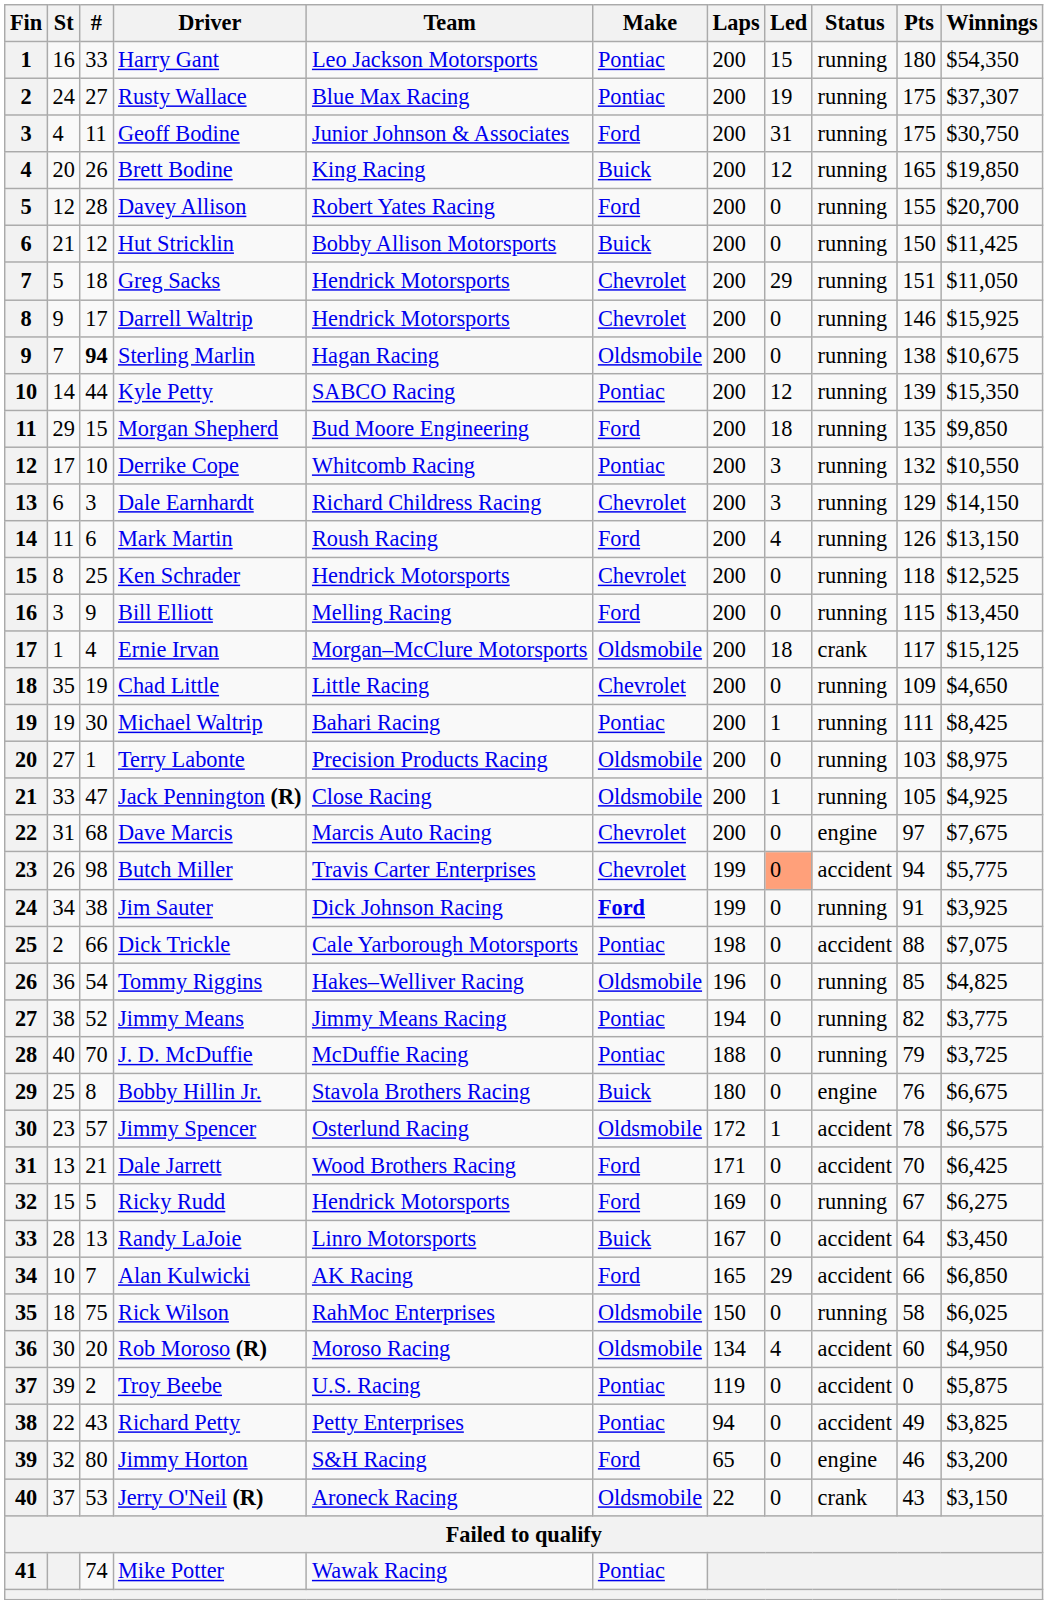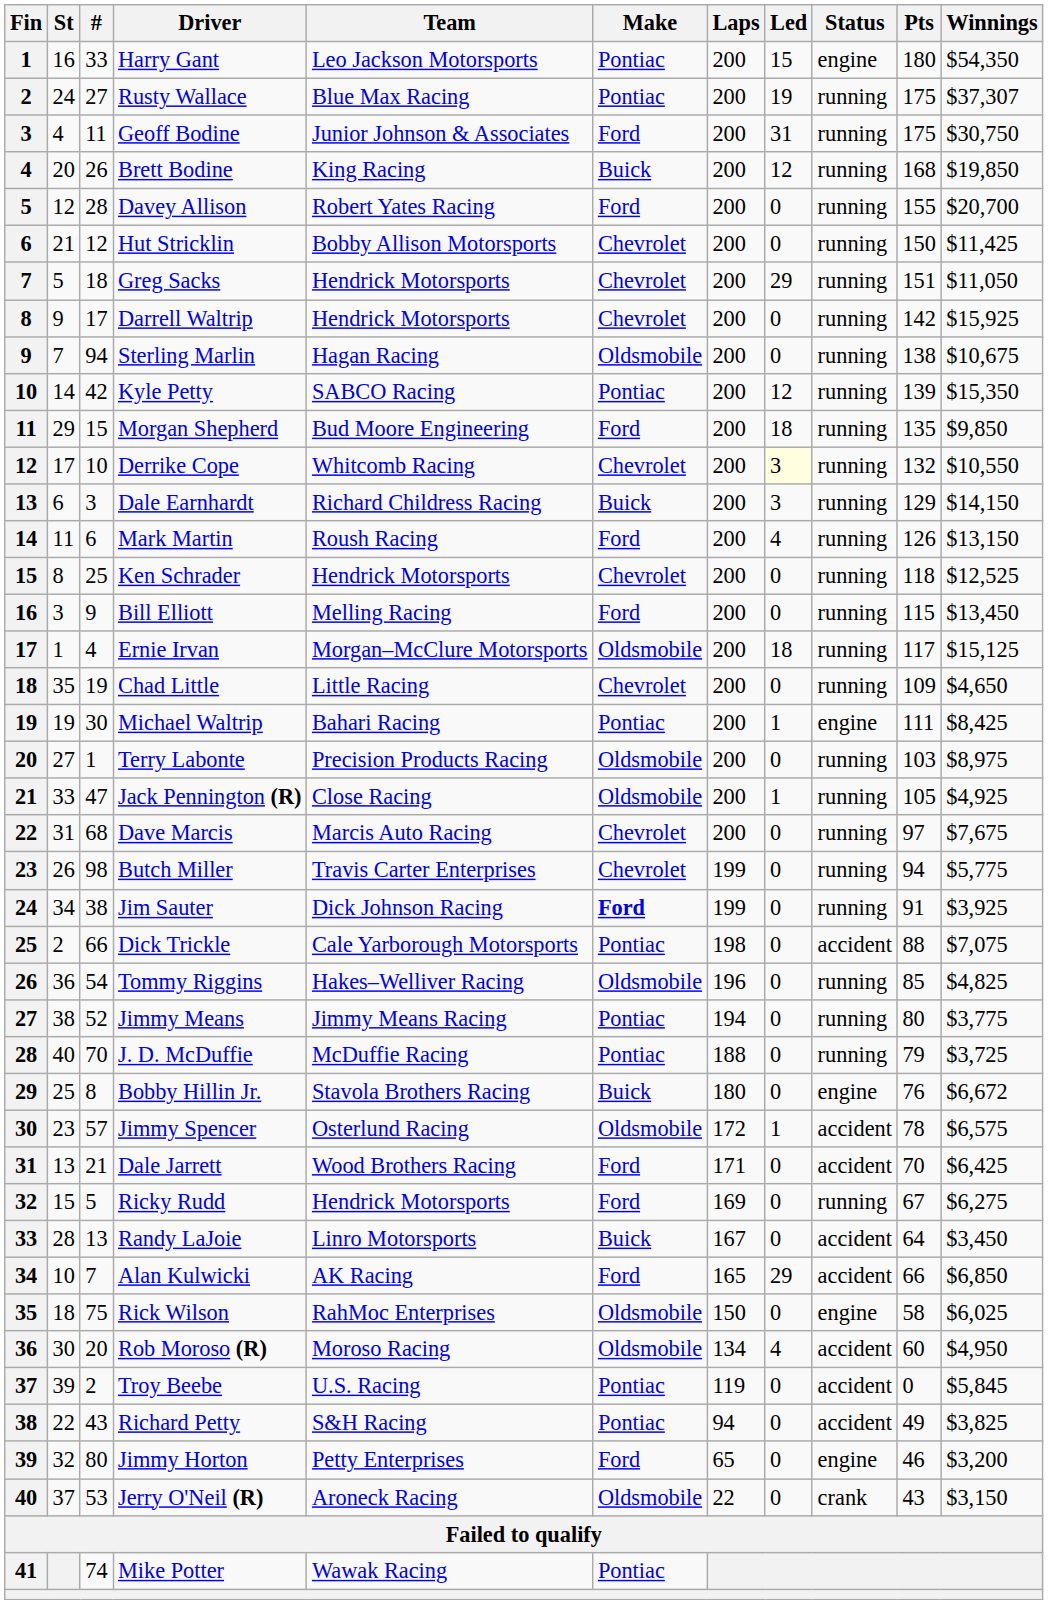(852, 59) running -> (847, 59) engine
(919, 170) 165 -> (919, 170) 168
(625, 244) Buick -> (642, 244) Chevrolet
(919, 317) 146 -> (919, 317) 142
(96, 354) bold -> (96, 354) normal
(96, 391) 44 -> (96, 391) 42
(631, 465) Pontiac -> (642, 465) Chevrolet
(776, 465) no background -> (776, 465) lightyellow background
(642, 502) Chevrolet -> (625, 502) Buick
(842, 649) crank -> (852, 649) running
(852, 723) running -> (847, 723) engine
(847, 833) engine -> (852, 833) running
(776, 870) lightsalmon background -> (776, 870) no background
(855, 870) accident -> (852, 870) running
(914, 1017) 82 -> (914, 1017) 80
(977, 1091) $6,675 -> (977, 1091) $6,672
(852, 1312) running -> (847, 1312) engine
(977, 1386) $5,875 -> (977, 1386) $5,845
(388, 1423) Petty Enterprises -> (369, 1423) S&H Racing
(369, 1459) S&H Racing -> (388, 1459) Petty Enterprises
